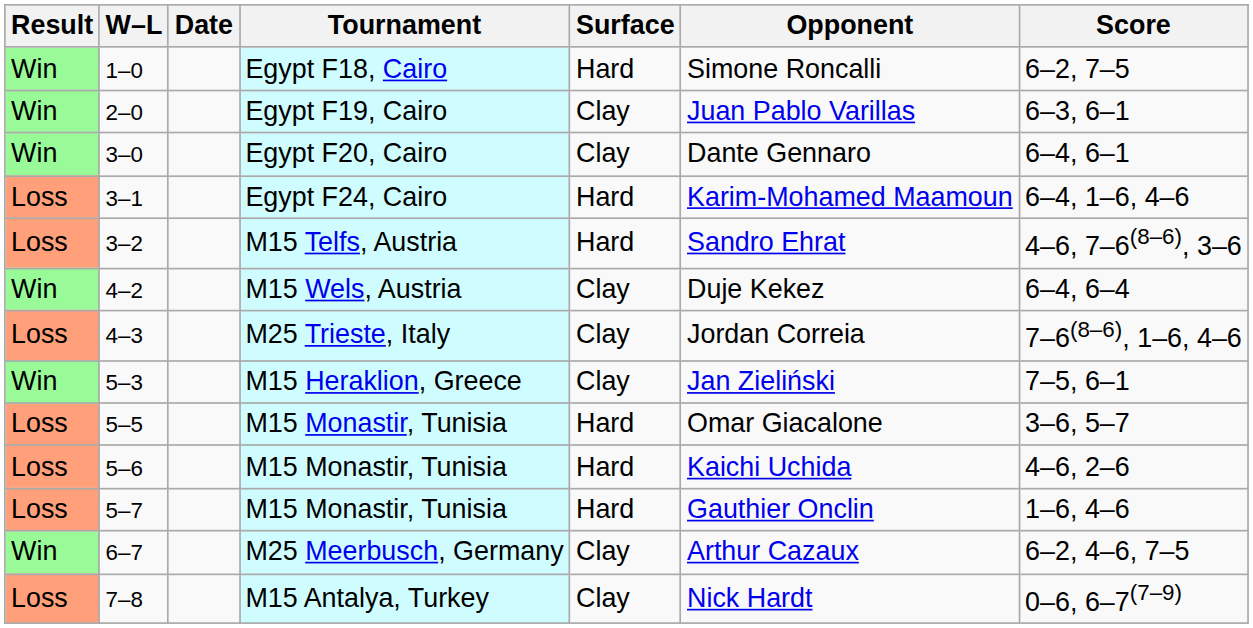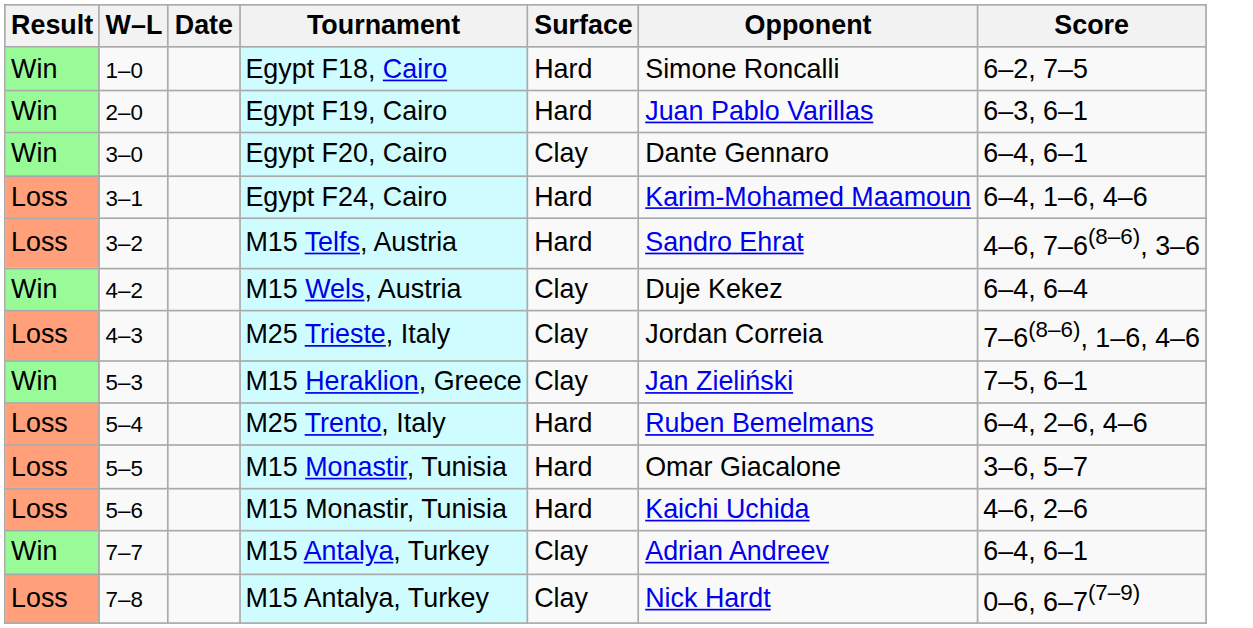(603, 111) Clay -> (563, 111) Hard
+ row: (124, 425)
- row: (124, 510)
- row: (124, 553)
+ row: (124, 553)
